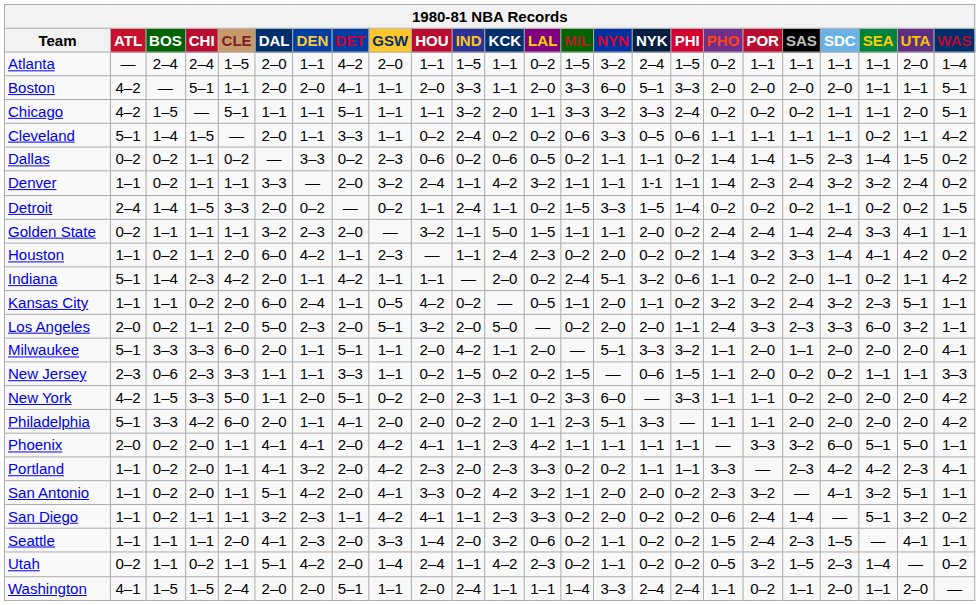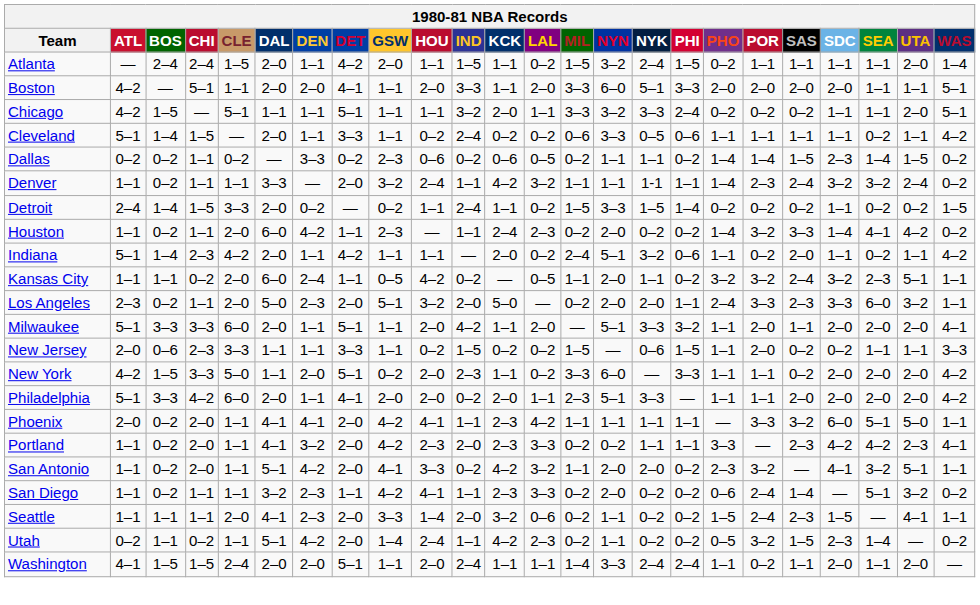- row: (52, 231)
(128, 326) 2–0 -> (128, 302) 2–3
(128, 374) 2–3 -> (128, 350) 2–0
